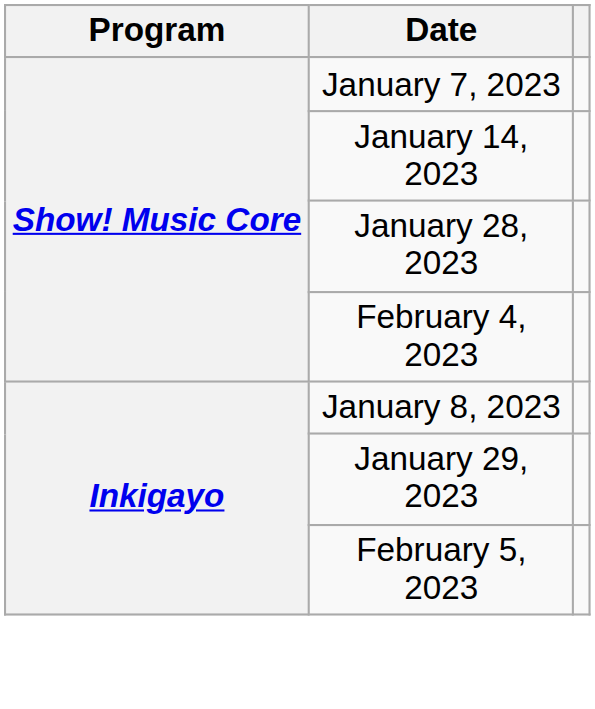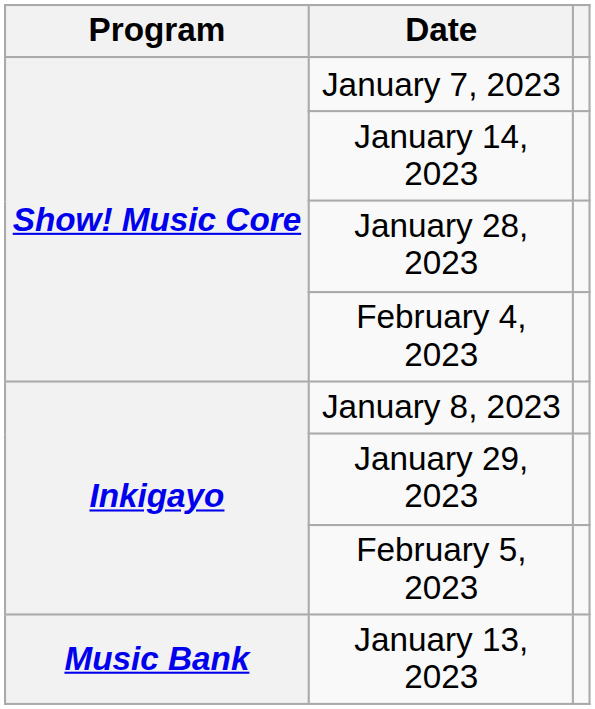+ row: (441, 659)
